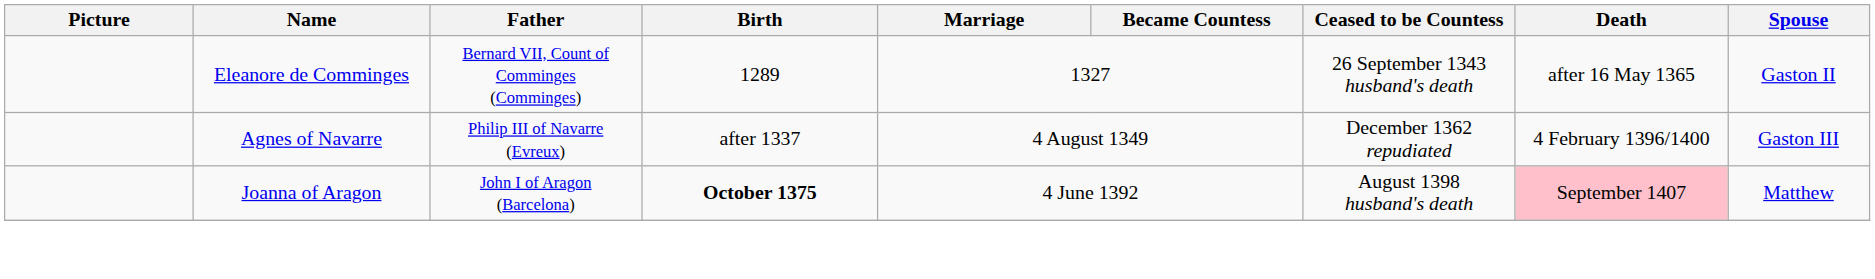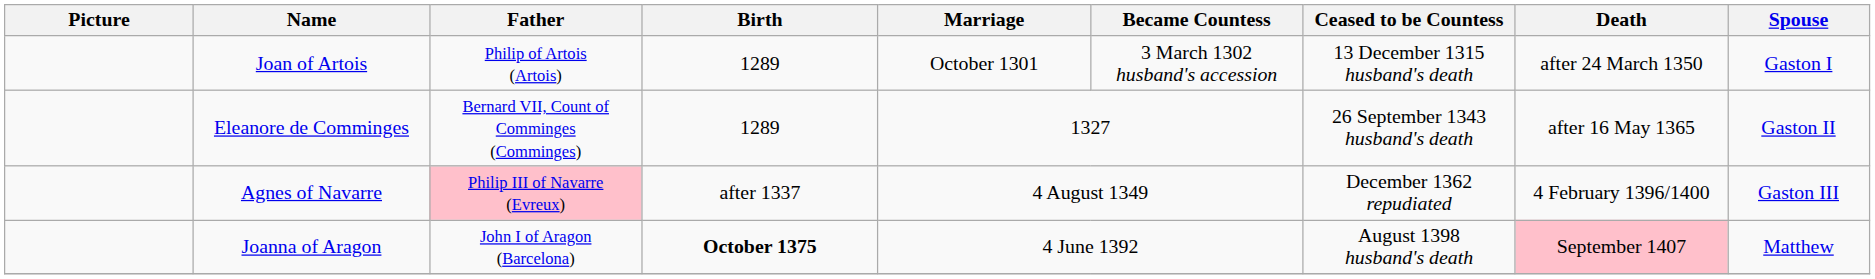+ row: (311, 62)
(536, 140) no background -> (536, 193) pink background
